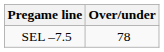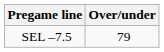(122, 36) 78 -> (122, 36) 79
